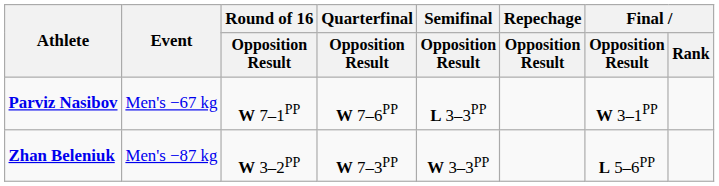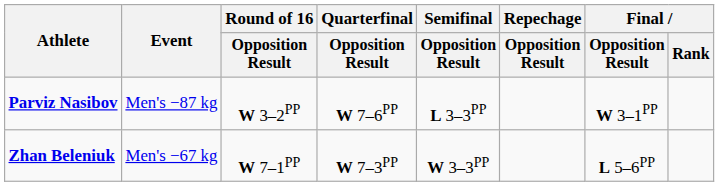(171, 103) Men's −67 kg -> (171, 103) Men's −87 kg
(269, 113) W 7–1PP -> (269, 113) W 3–2PP
(171, 155) Men's −87 kg -> (171, 155) Men's −67 kg
(269, 165) W 3–2PP -> (269, 165) W 7–1PP
